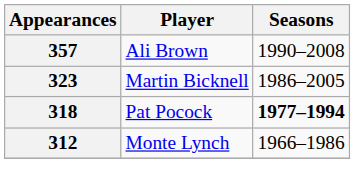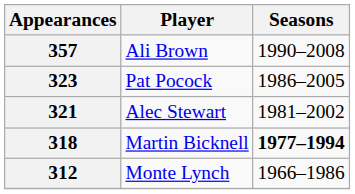(187, 81) Martin Bicknell -> (169, 81) Pat Pocock
+ row: (63, 111)
(169, 111) Pat Pocock -> (187, 142) Martin Bicknell
